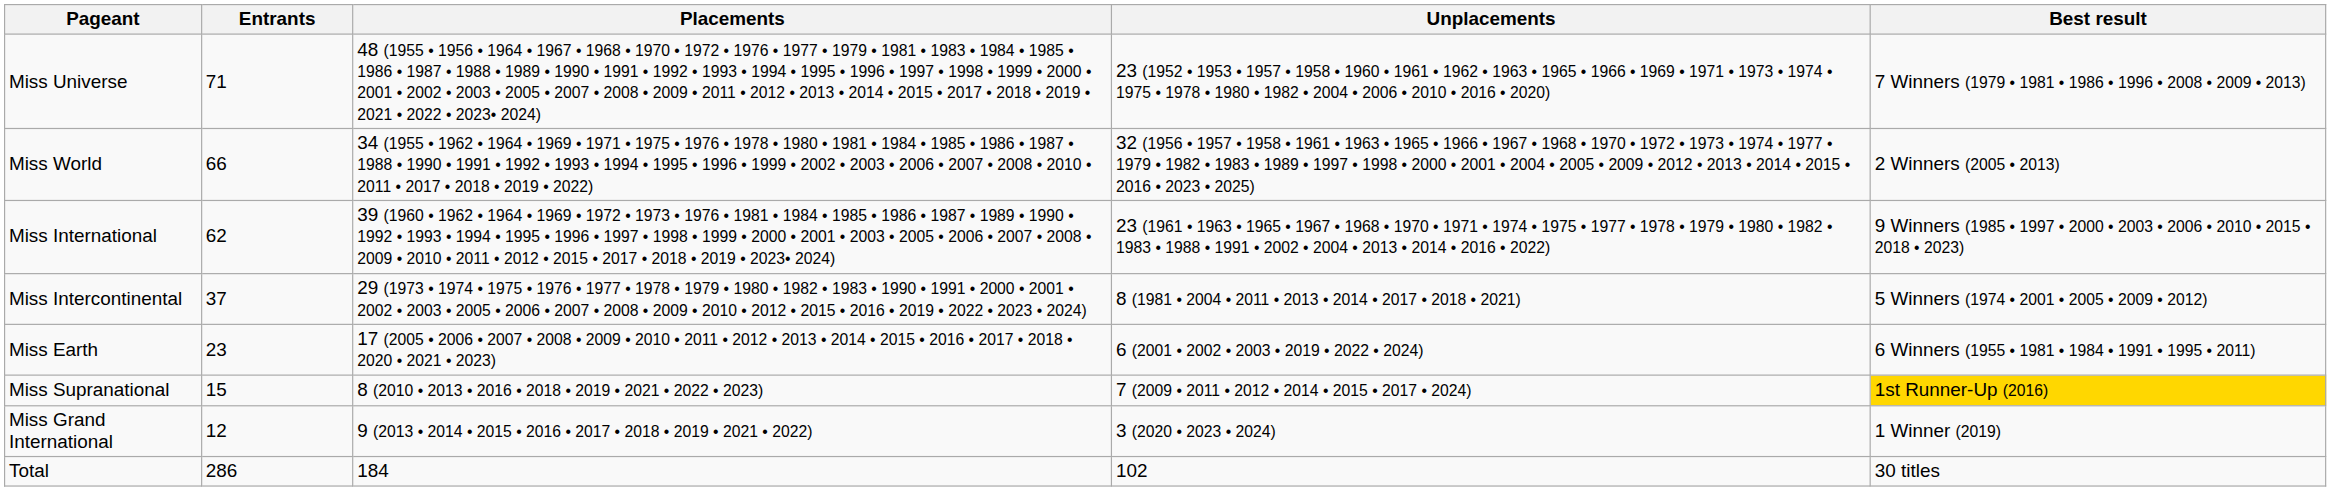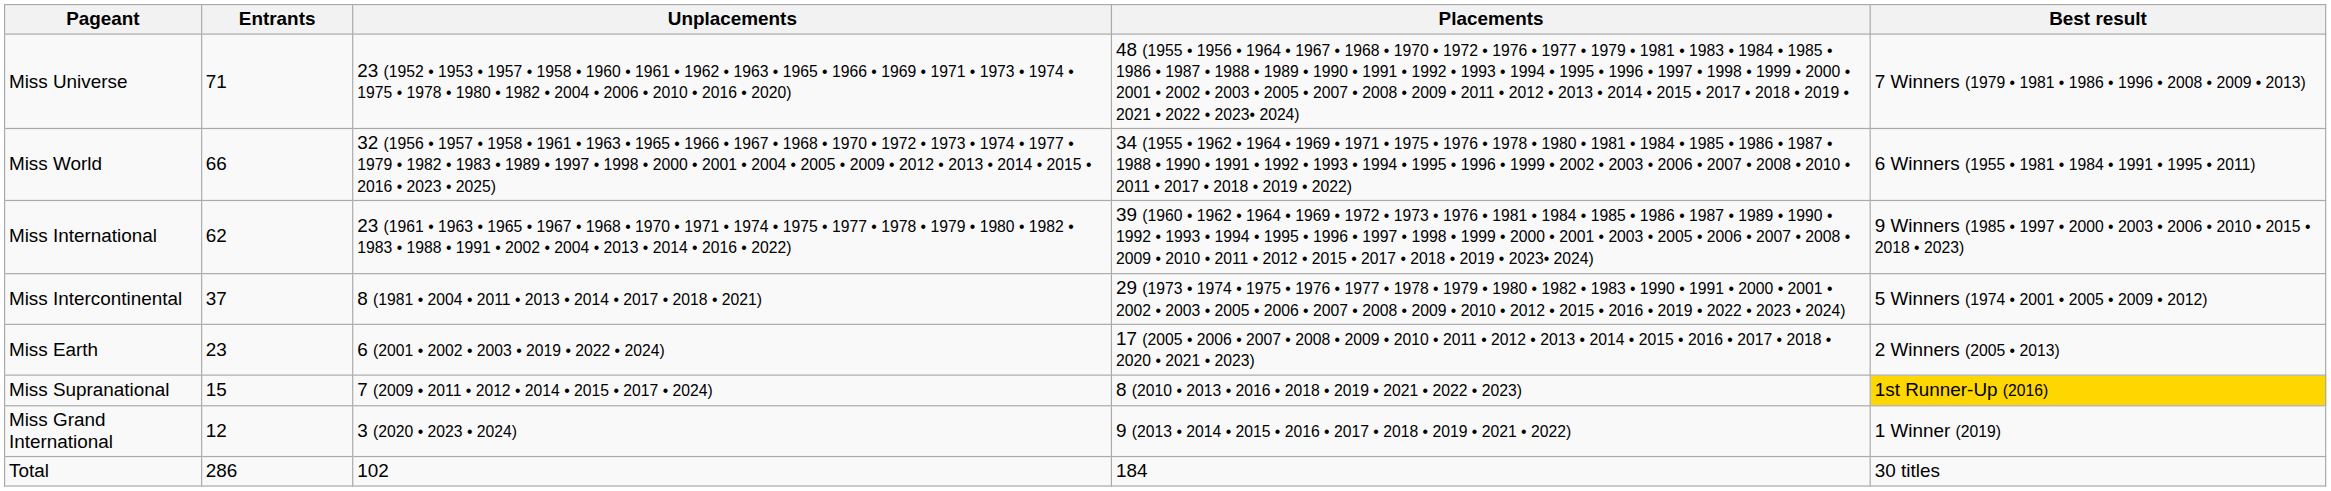columns swapped: (1491, 19) <-> (732, 19)
(1967, 164) 2 Winners (2005 • 2013) -> (2065, 164) 6 Winners (1955 • 1981 • 1984 • 1991 • 1995 • 2011)
(2065, 349) 6 Winners (1955 • 1981 • 1984 • 1991 • 1995 • 2011) -> (1967, 349) 2 Winners (2005 • 2013)
